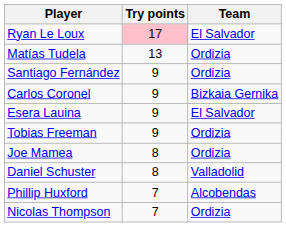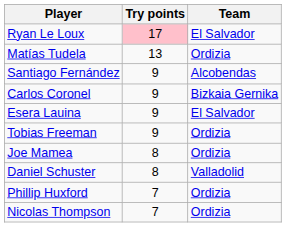(211, 73) Ordizia -> (223, 73) Alcobendas
(223, 192) Alcobendas -> (211, 192) Ordizia
